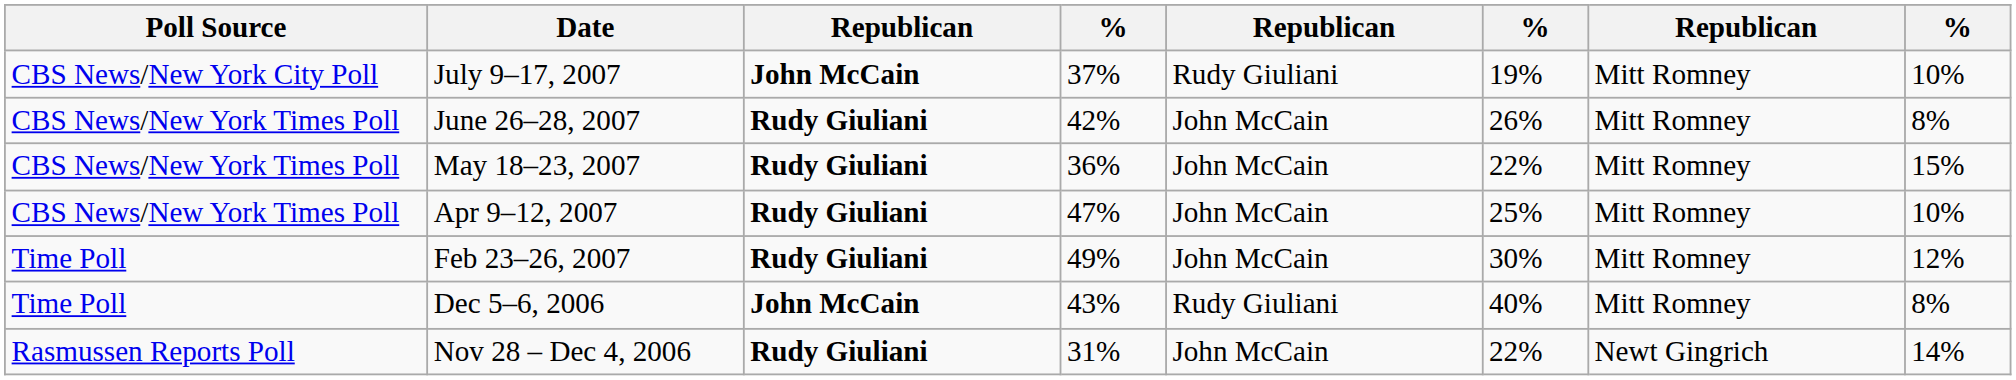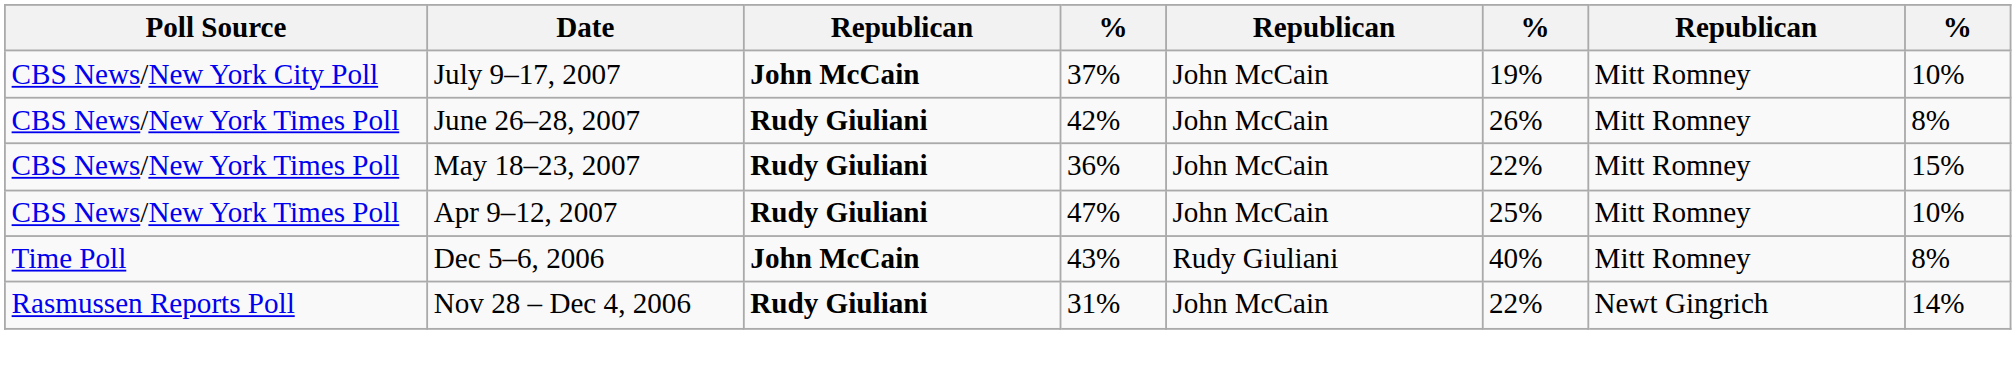(1255, 73) Rudy Giuliani -> (1251, 73) John McCain
- row: (532, 258)
